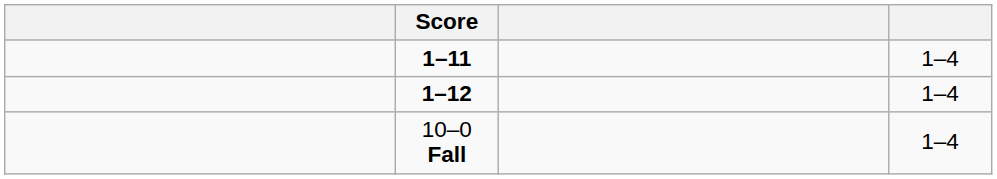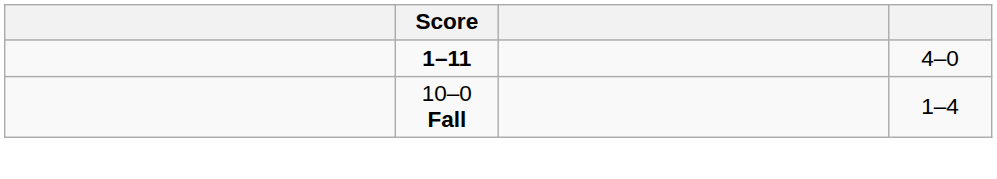(940, 58) 1–4 -> (940, 58) 4–0
- row: (447, 93)
